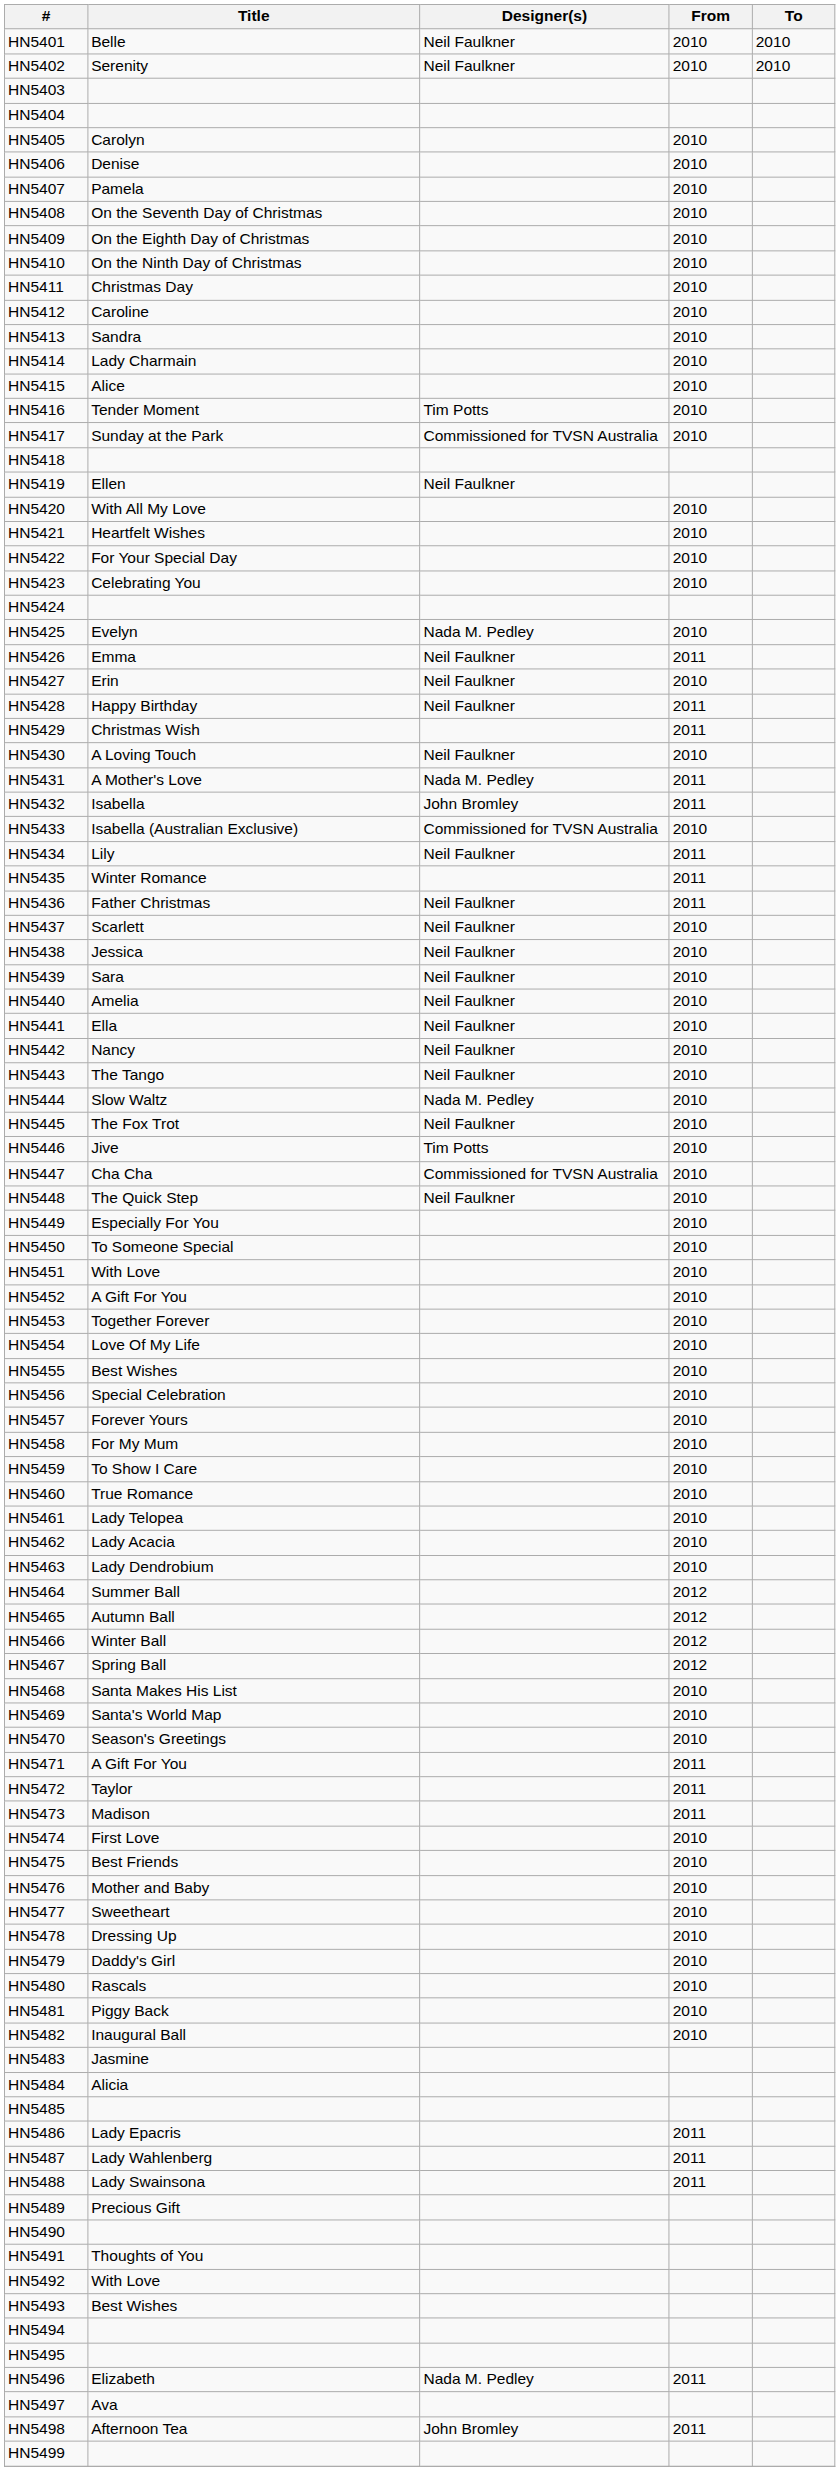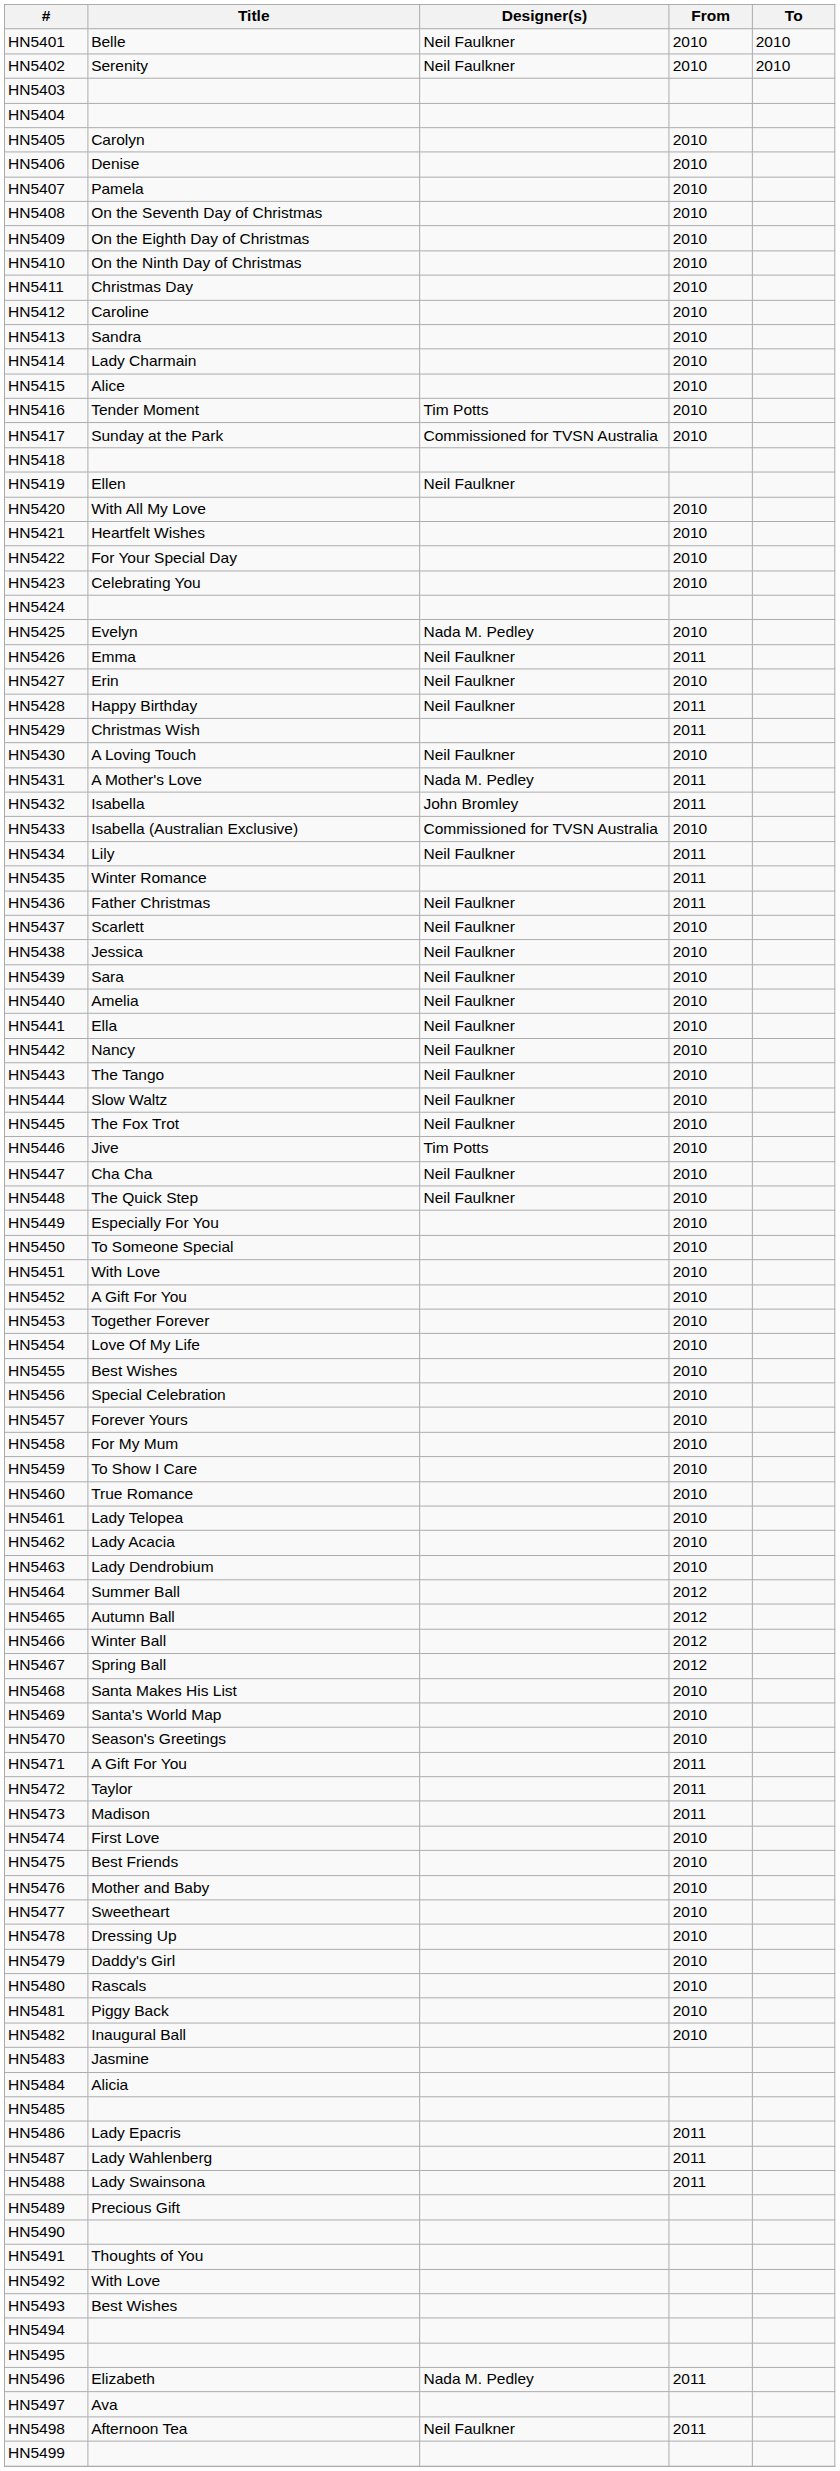(479, 1099) Nada M. Pedley -> (469, 1099) Neil Faulkner
(541, 1173) Commissioned for TVSN Australia -> (469, 1173) Neil Faulkner
(471, 2428) John Bromley -> (469, 2428) Neil Faulkner
